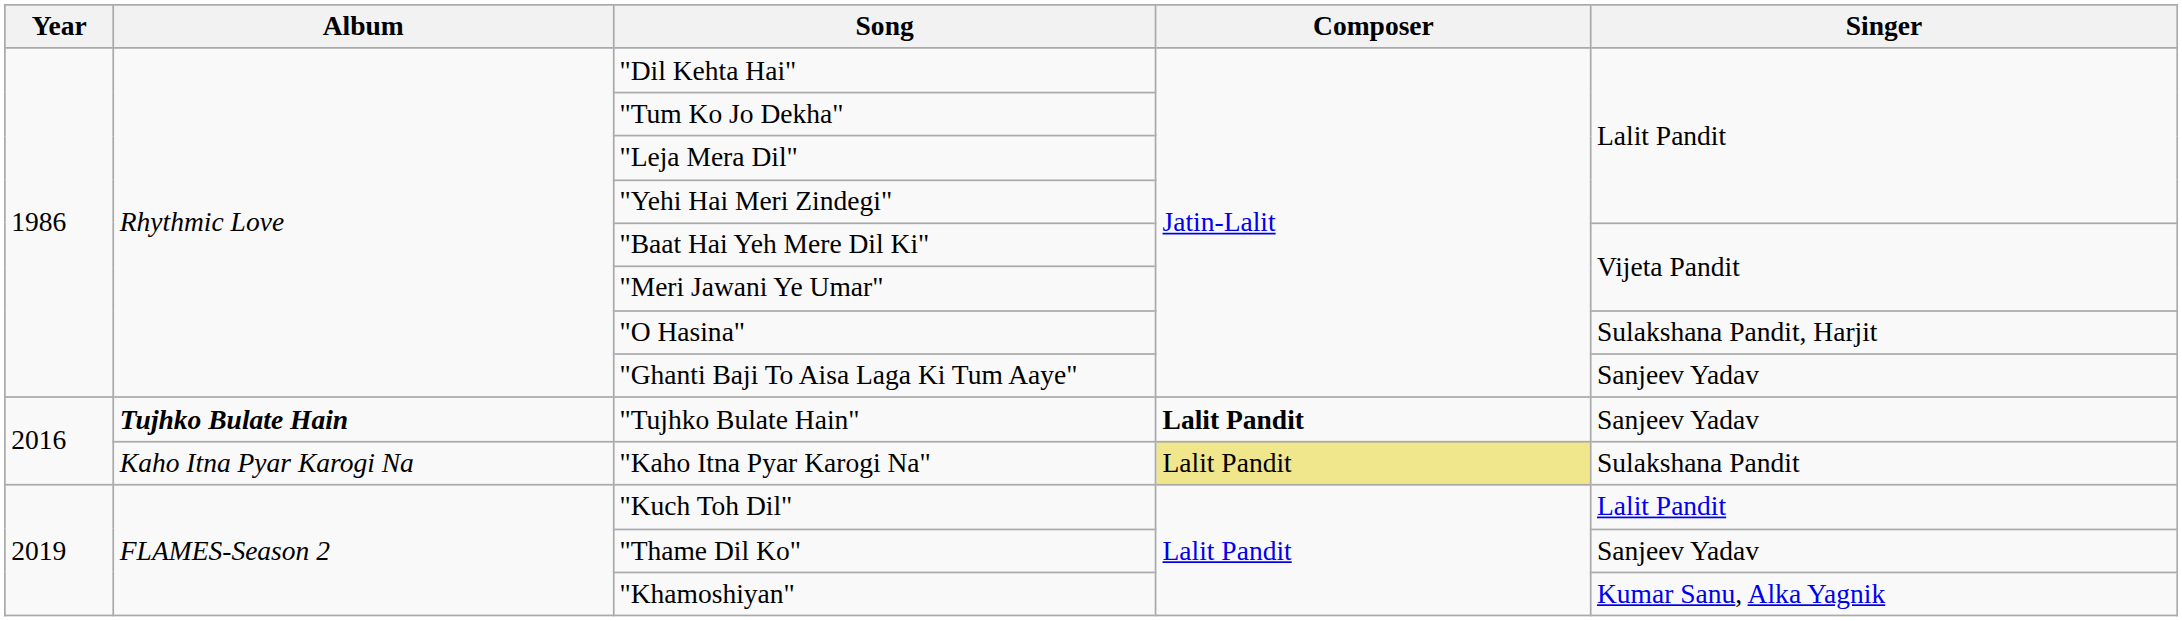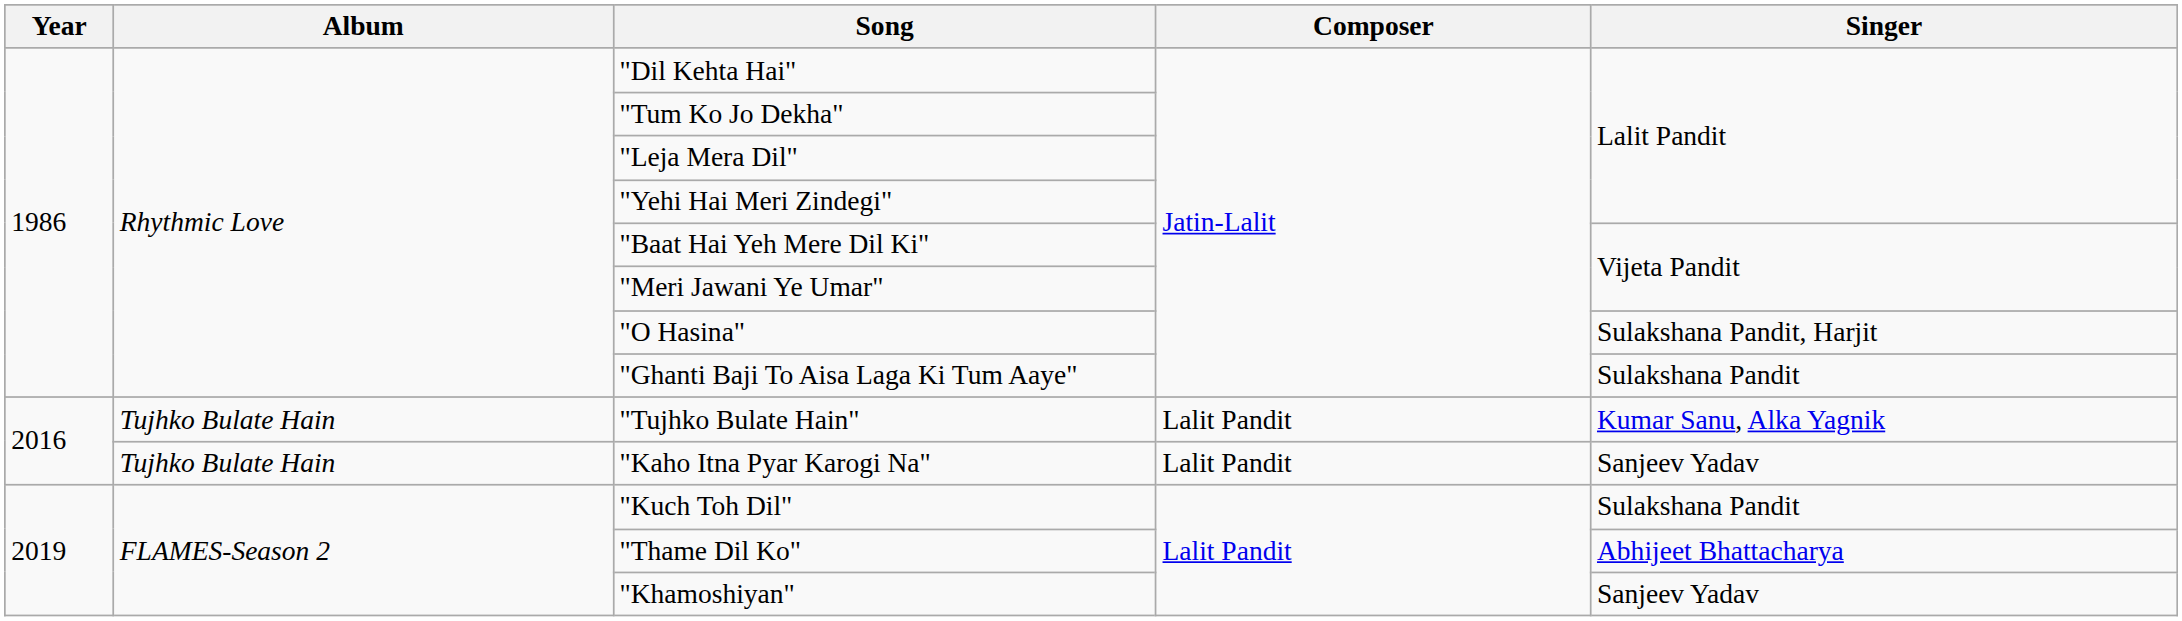(1678, 375) Sanjeev Yadav -> (1698, 375) Sulakshana Pandit
(234, 419) bold -> (228, 419) normal
(1233, 419) bold -> (1227, 419) normal
(1678, 419) Sanjeev Yadav -> (1741, 419) Kumar Sanu, Alka Yagnik
(267, 462) Kaho Itna Pyar Karogi Na -> (228, 462) Tujhko Bulate Hain
(1227, 462) khaki background -> (1227, 462) no background
(1698, 462) Sulakshana Pandit -> (1678, 462) Sanjeev Yadav
(1662, 506) Lalit Pandit -> (1698, 506) Sulakshana Pandit
(1678, 550) Sanjeev Yadav -> (1720, 550) Abhijeet Bhattacharya
(1741, 593) Kumar Sanu, Alka Yagnik -> (1678, 593) Sanjeev Yadav
